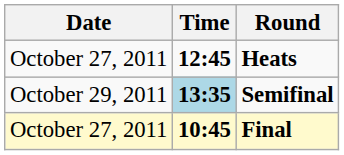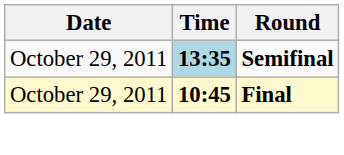- row: (269, 58)
(89, 130) October 27, 2011 -> (89, 94) October 29, 2011
